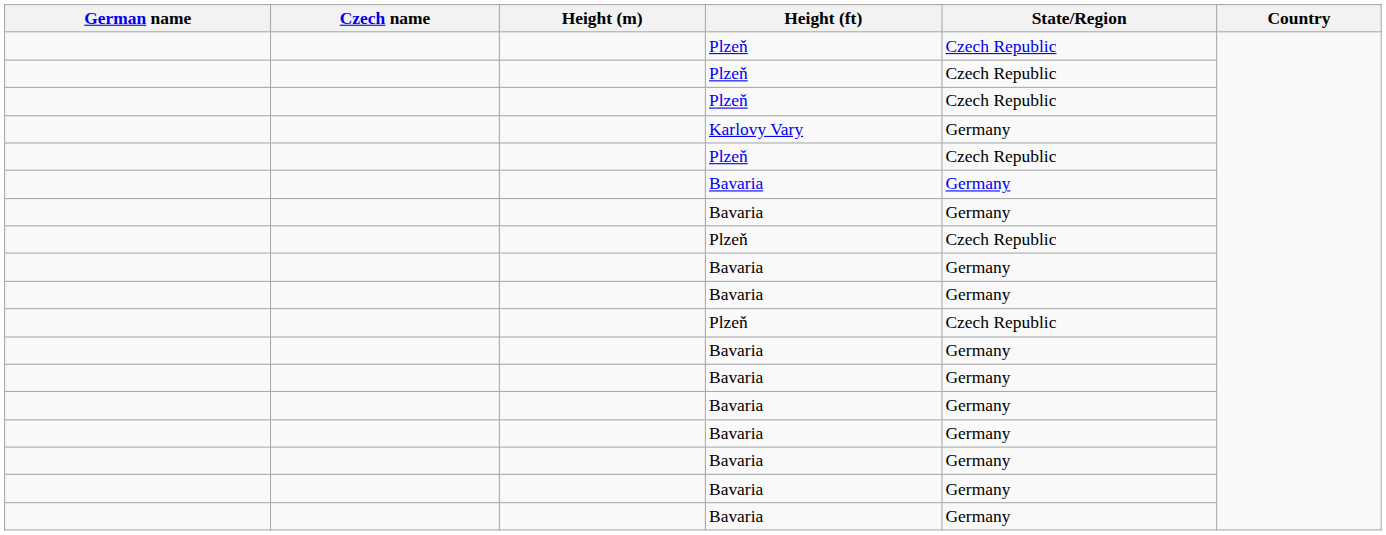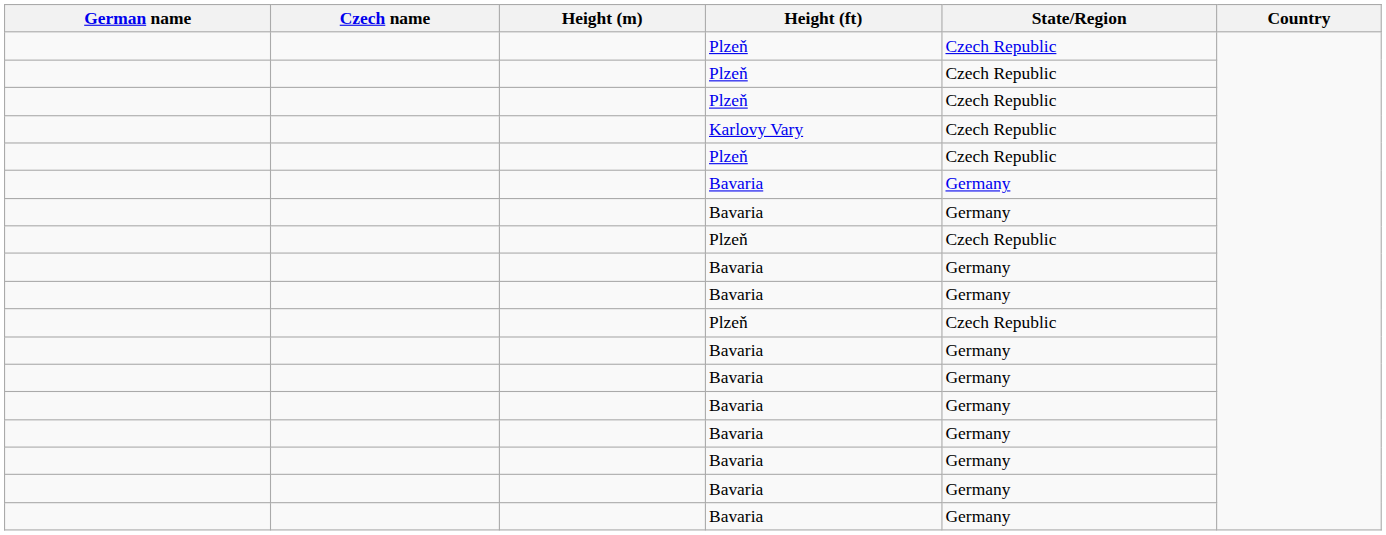(978, 128) Germany -> (1001, 128) Czech Republic
